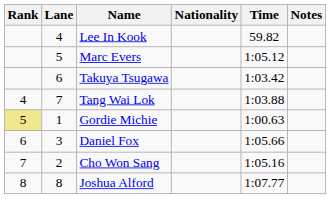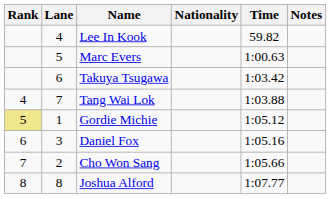(264, 57) 1:05.12 -> (264, 57) 1:00.63
(264, 120) 1:00.63 -> (264, 120) 1:05.12
(264, 141) 1:05.66 -> (264, 141) 1:05.16
(264, 162) 1:05.16 -> (264, 162) 1:05.66
